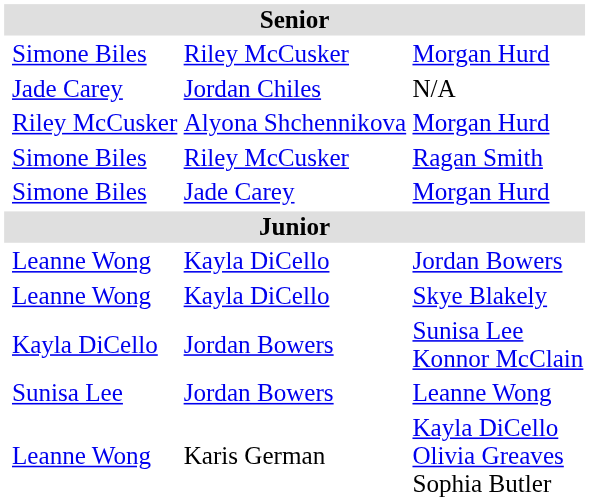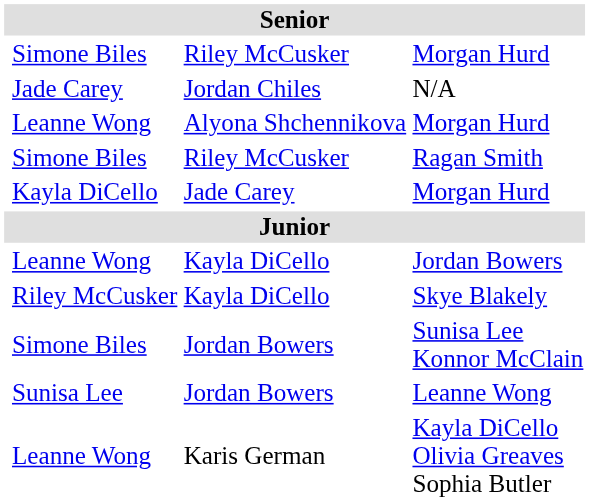(95, 123) Riley McCusker -> (82, 123) Leanne Wong
(79, 192) Simone Biles -> (85, 192) Kayla DiCello
(82, 295) Leanne Wong -> (95, 295) Riley McCusker
(85, 344) Kayla DiCello -> (79, 344) Simone Biles
